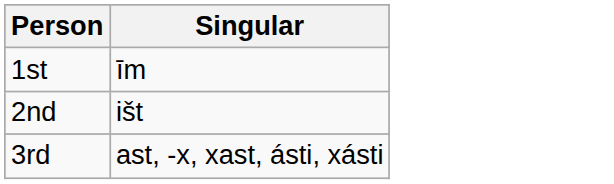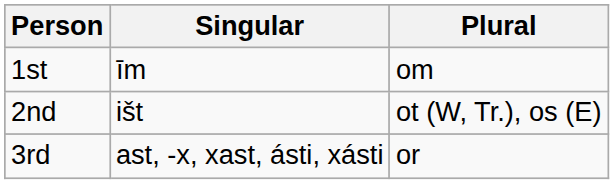+ column: (499, 26)
